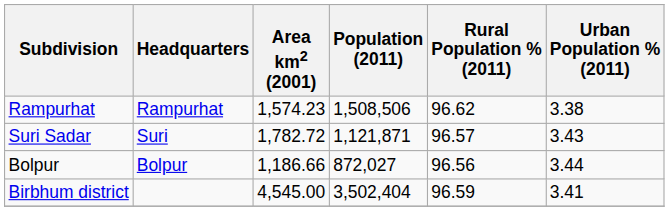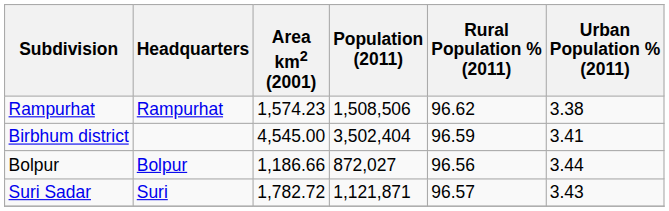rows swapped: (50, 137) <-> (69, 192)
